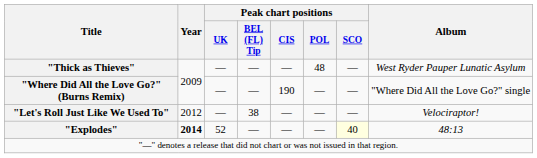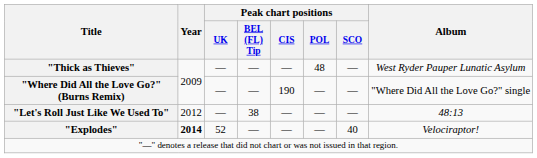(451, 113) Velociraptor! -> (451, 113) 48:13
(352, 129) lightyellow background -> (352, 129) no background
(451, 129) 48:13 -> (451, 129) Velociraptor!
